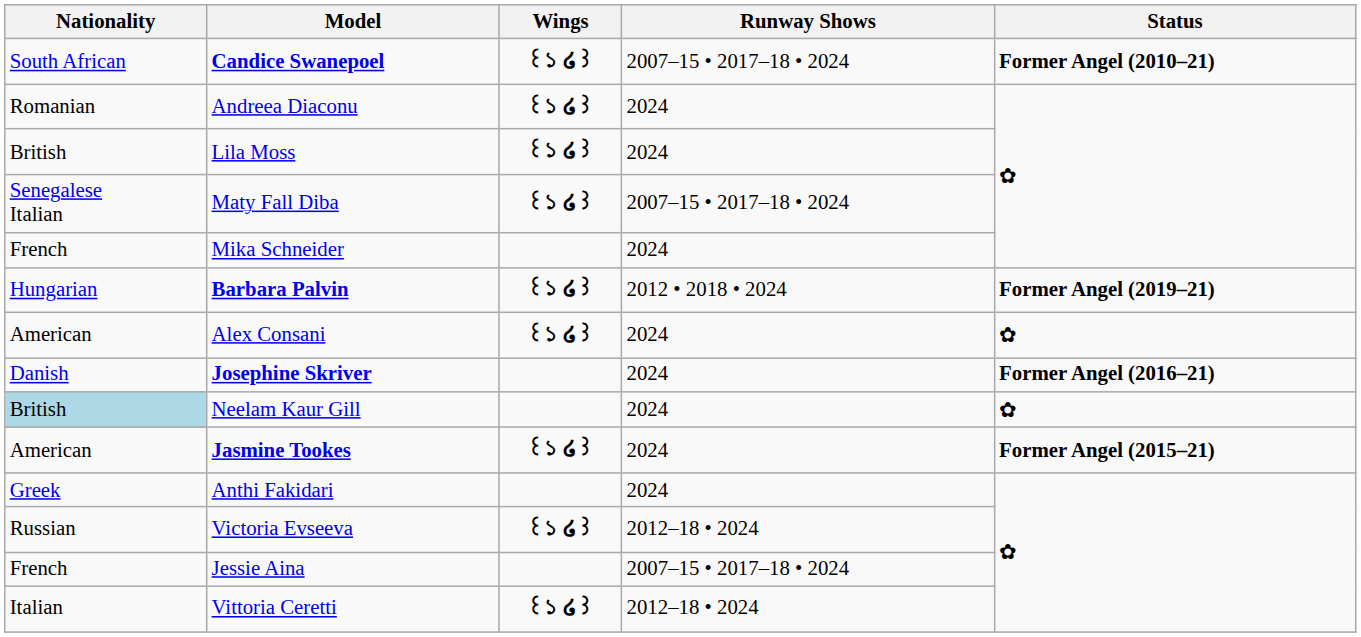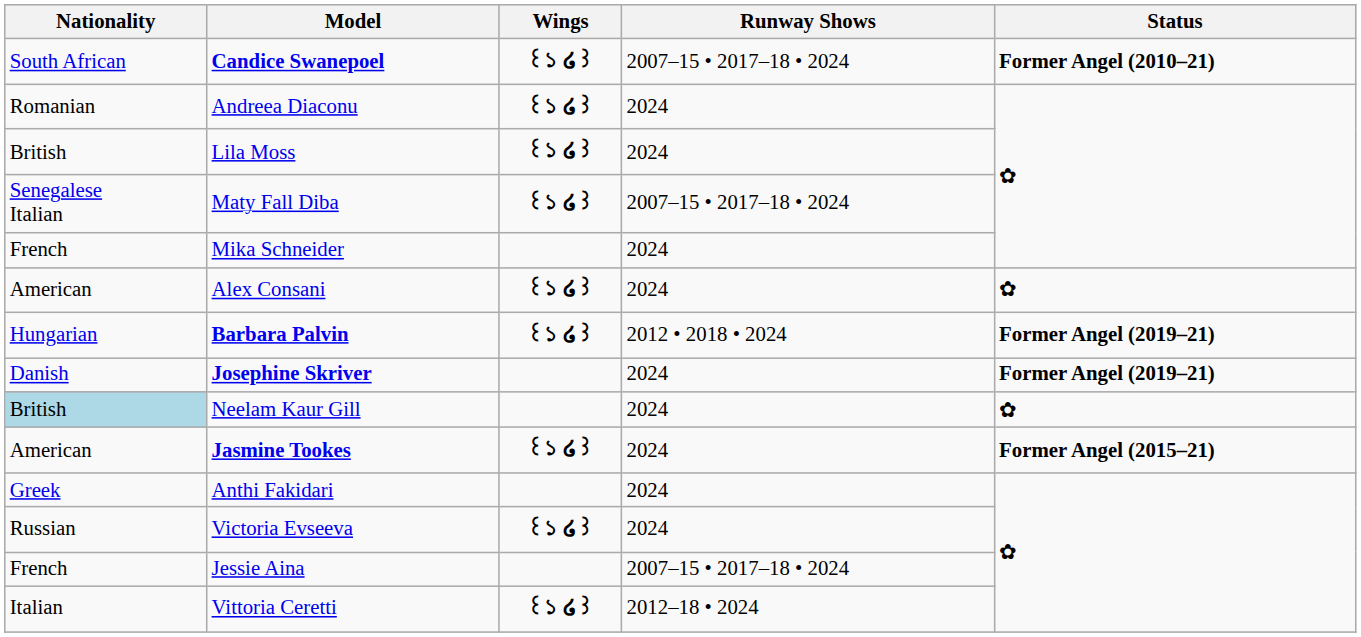rows swapped: (280, 289) <-> (269, 334)
(1107, 373) Former Angel (2016–21) -> (1107, 373) Former Angel (2019–21)
(693, 528) 2012–18 • 2024 -> (647, 528) 2024
